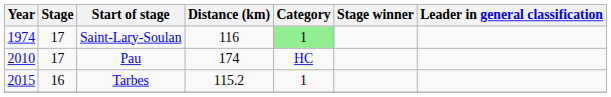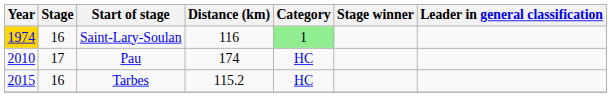(21, 37) no background -> (21, 37) gold background
(58, 37) 17 -> (58, 37) 16
(304, 80) 1 -> (304, 80) HC
